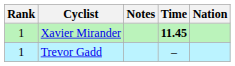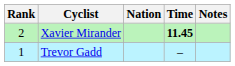columns swapped: (210, 14) <-> (141, 14)
(21, 33) 1 -> (21, 33) 2
